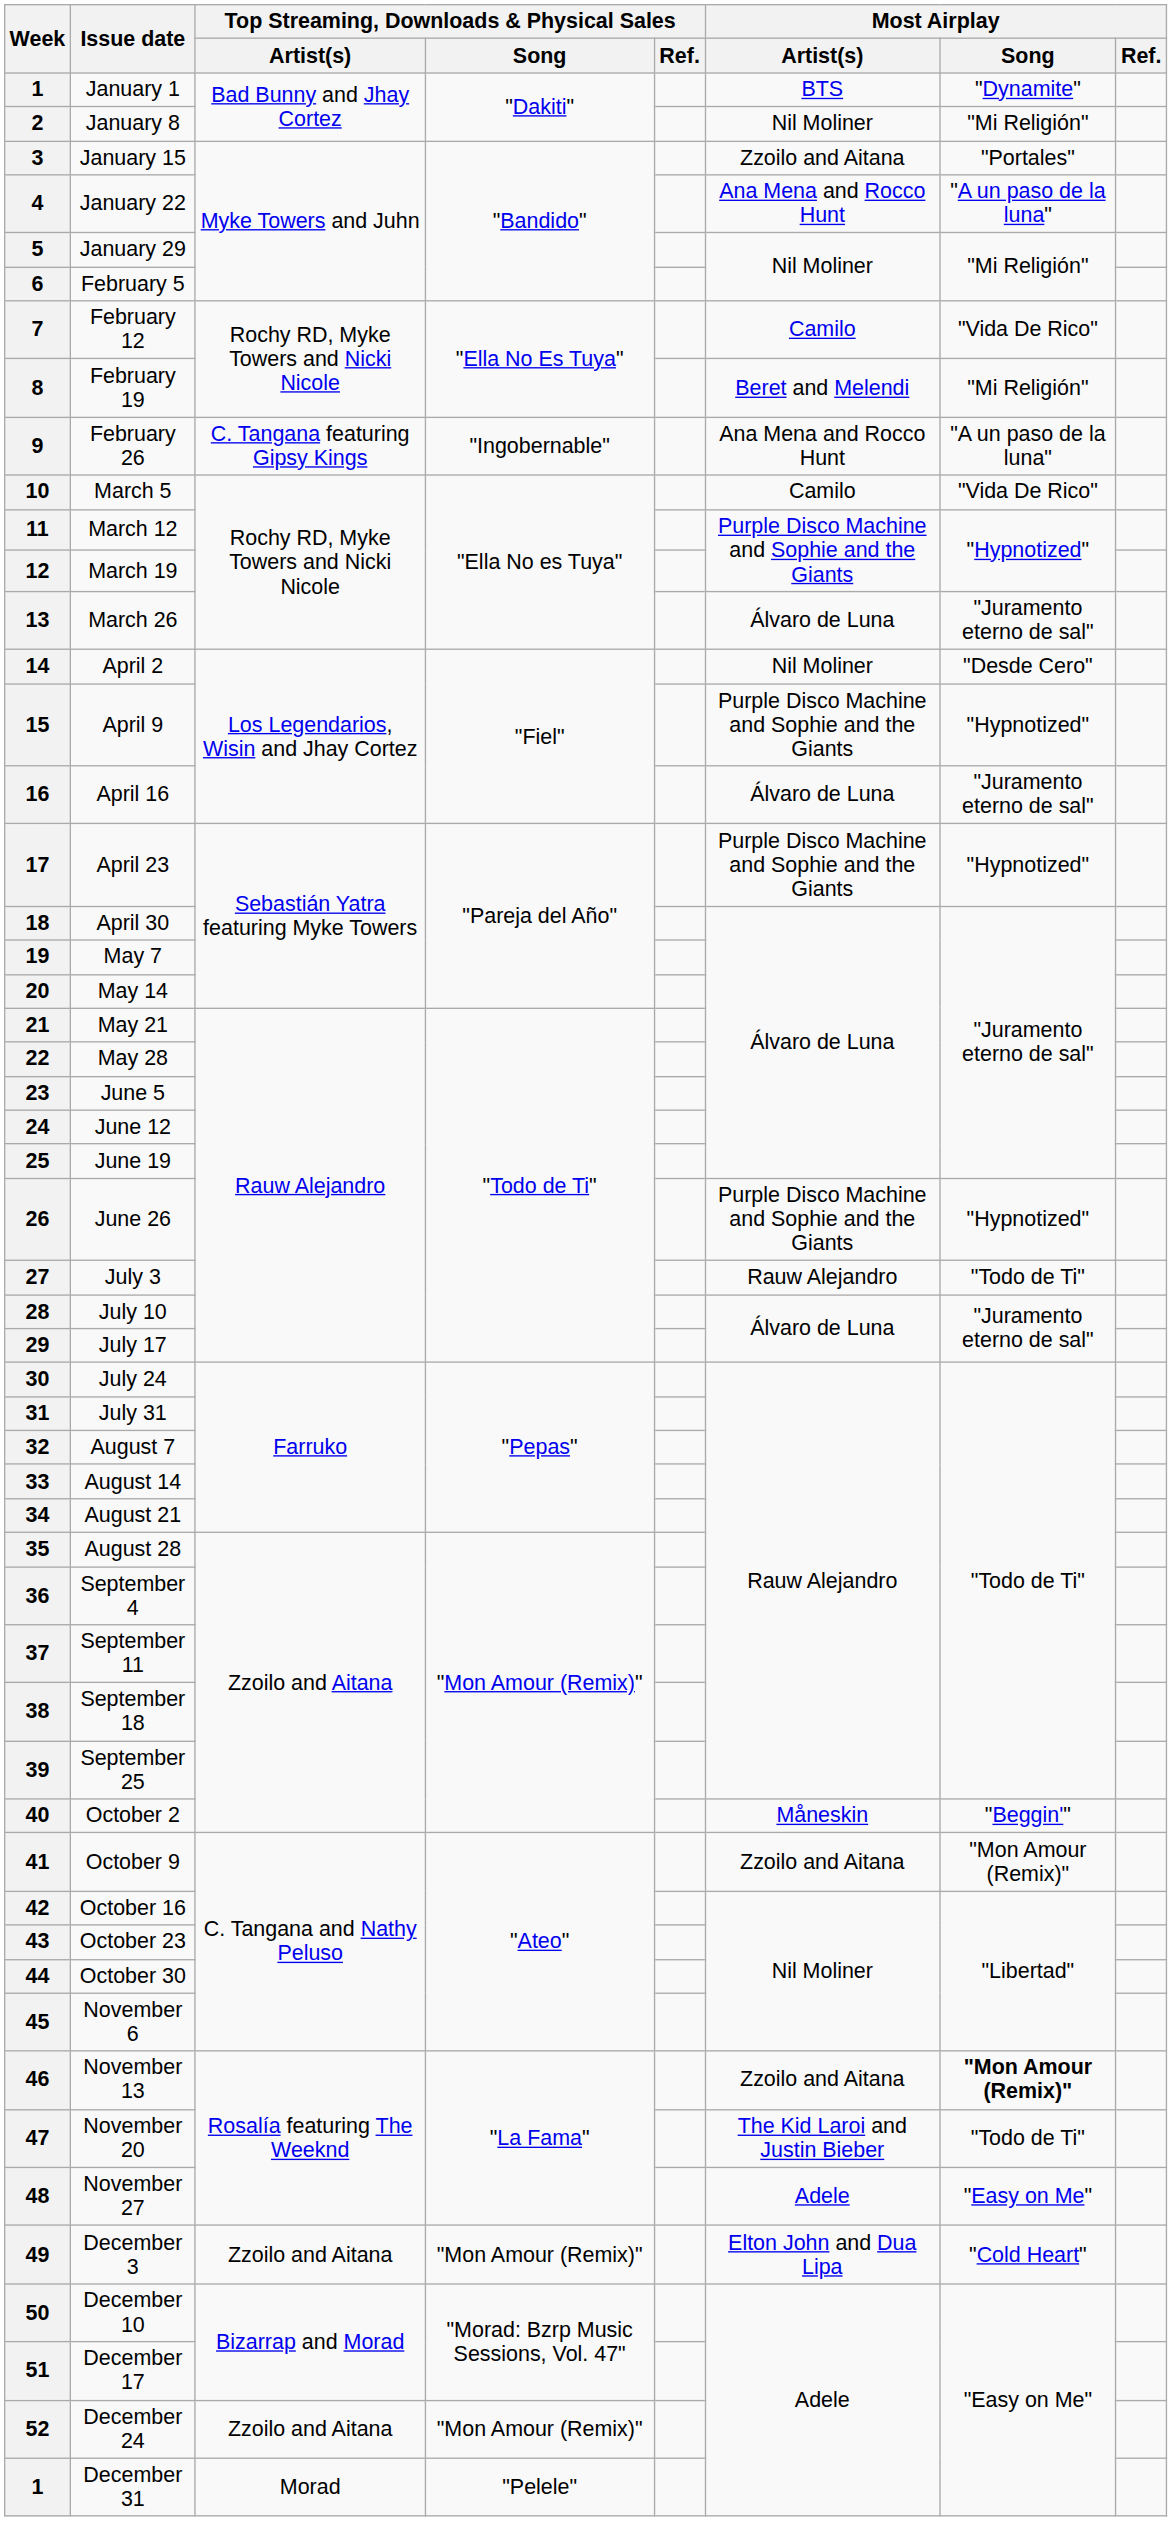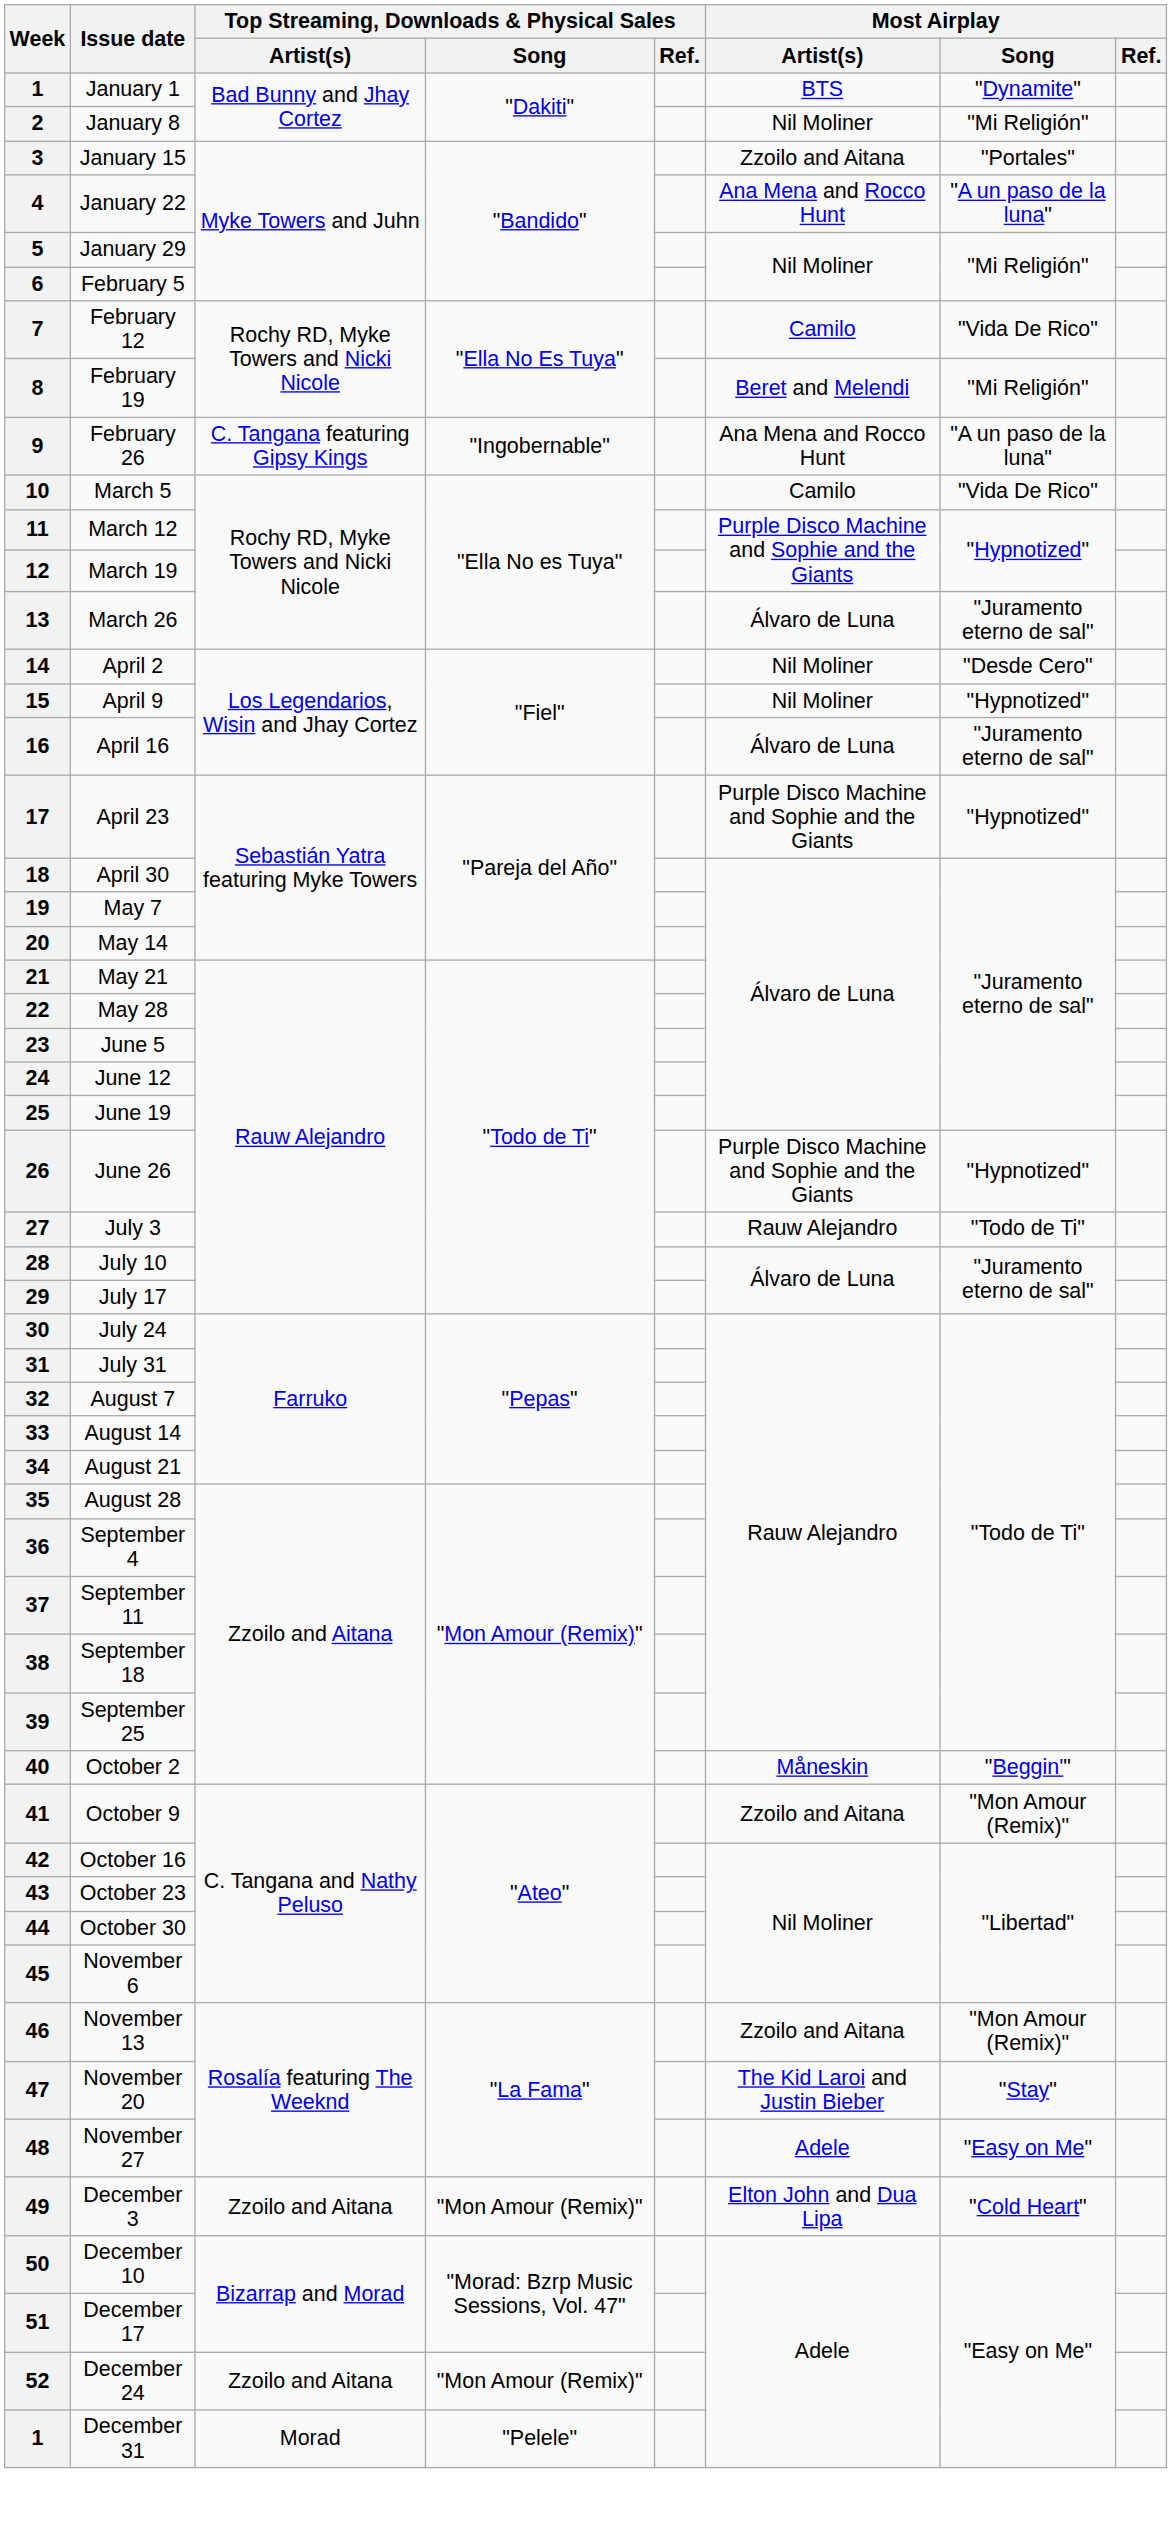(822, 724) Purple Disco Machine and Sophie and the Giants -> (822, 700) Nil Moliner
(1028, 2080) bold -> (1028, 2031) normal
(1028, 2138) "Todo de Ti" -> (1028, 2089) "Stay"
